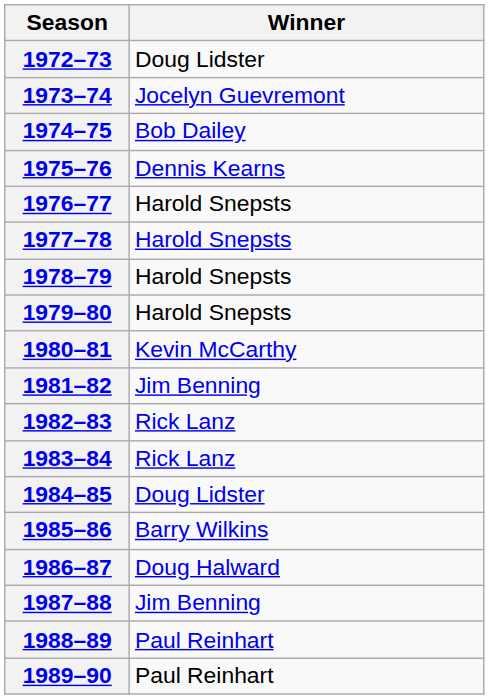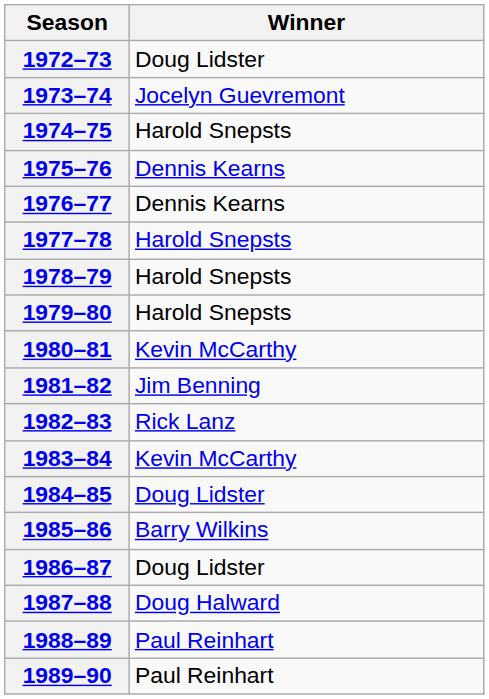(190, 131) Bob Dailey -> (213, 131) Harold Snepsts
(213, 204) Harold Snepsts -> (210, 204) Dennis Kearns
(185, 458) Rick Lanz -> (216, 458) Kevin McCarthy
(207, 566) Doug Halward -> (200, 566) Doug Lidster
(198, 603) Jim Benning -> (207, 603) Doug Halward
